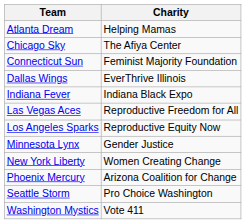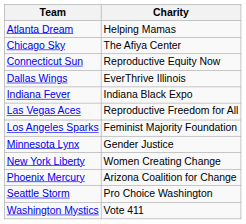(170, 62) Feminist Majority Foundation -> (162, 62) Reproductive Equity Now
(162, 128) Reproductive Equity Now -> (170, 128) Feminist Majority Foundation
